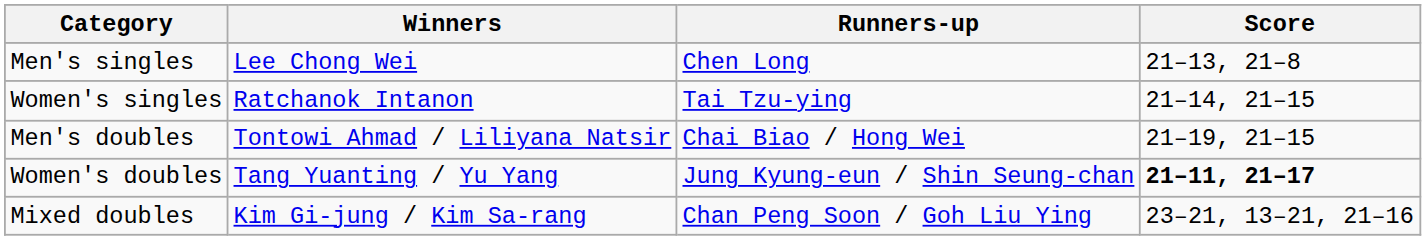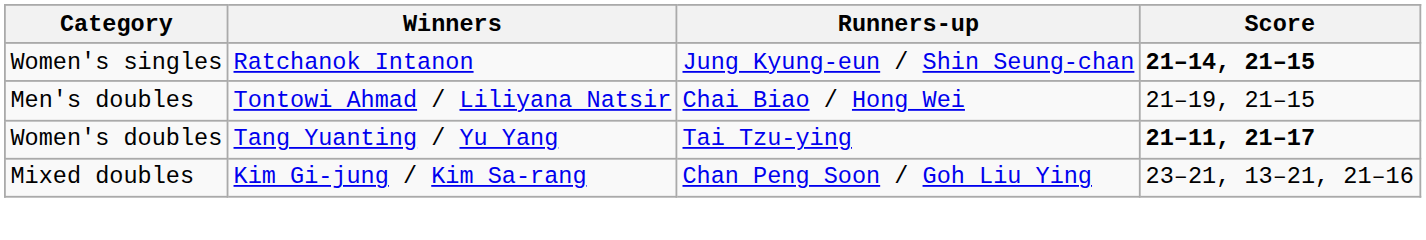- row: (102, 62)
(767, 101) Tai Tzu-ying -> (908, 62) Jung Kyung-eun / Shin Seung-chan
(1230, 101) normal -> (1230, 62) bold
(908, 177) Jung Kyung-eun / Shin Seung-chan -> (767, 139) Tai Tzu-ying
